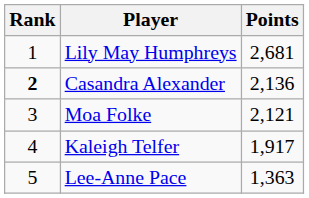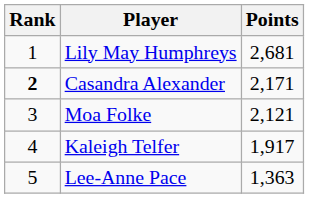(272, 83) 2,136 -> (272, 83) 2,171
